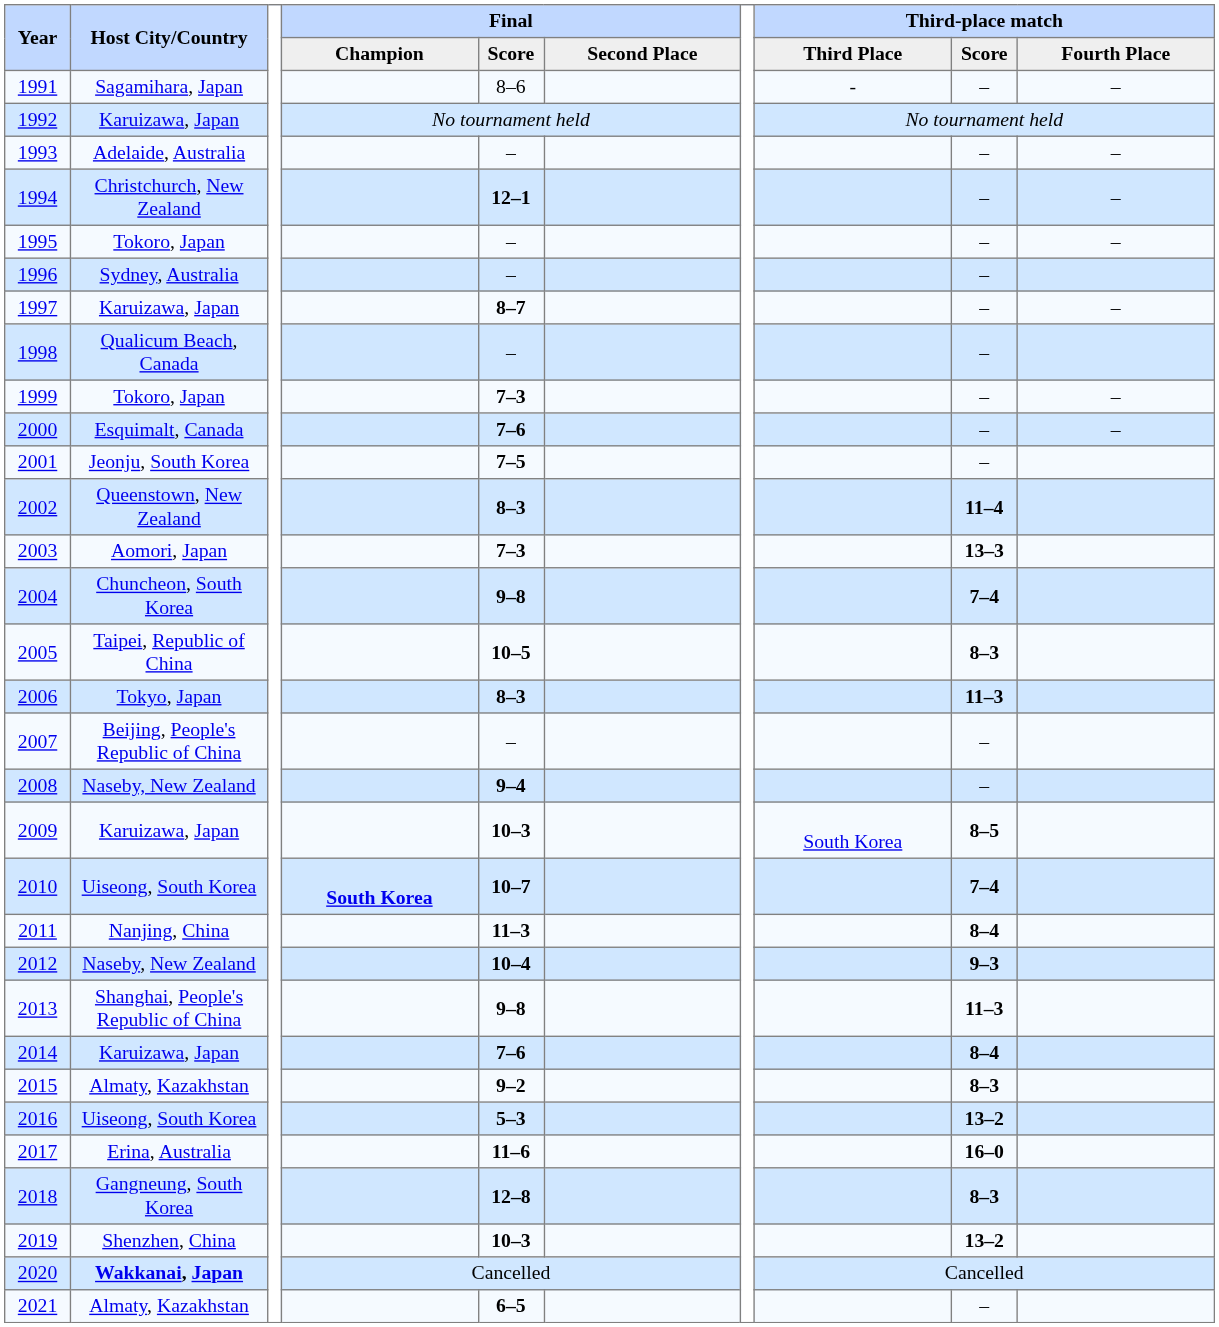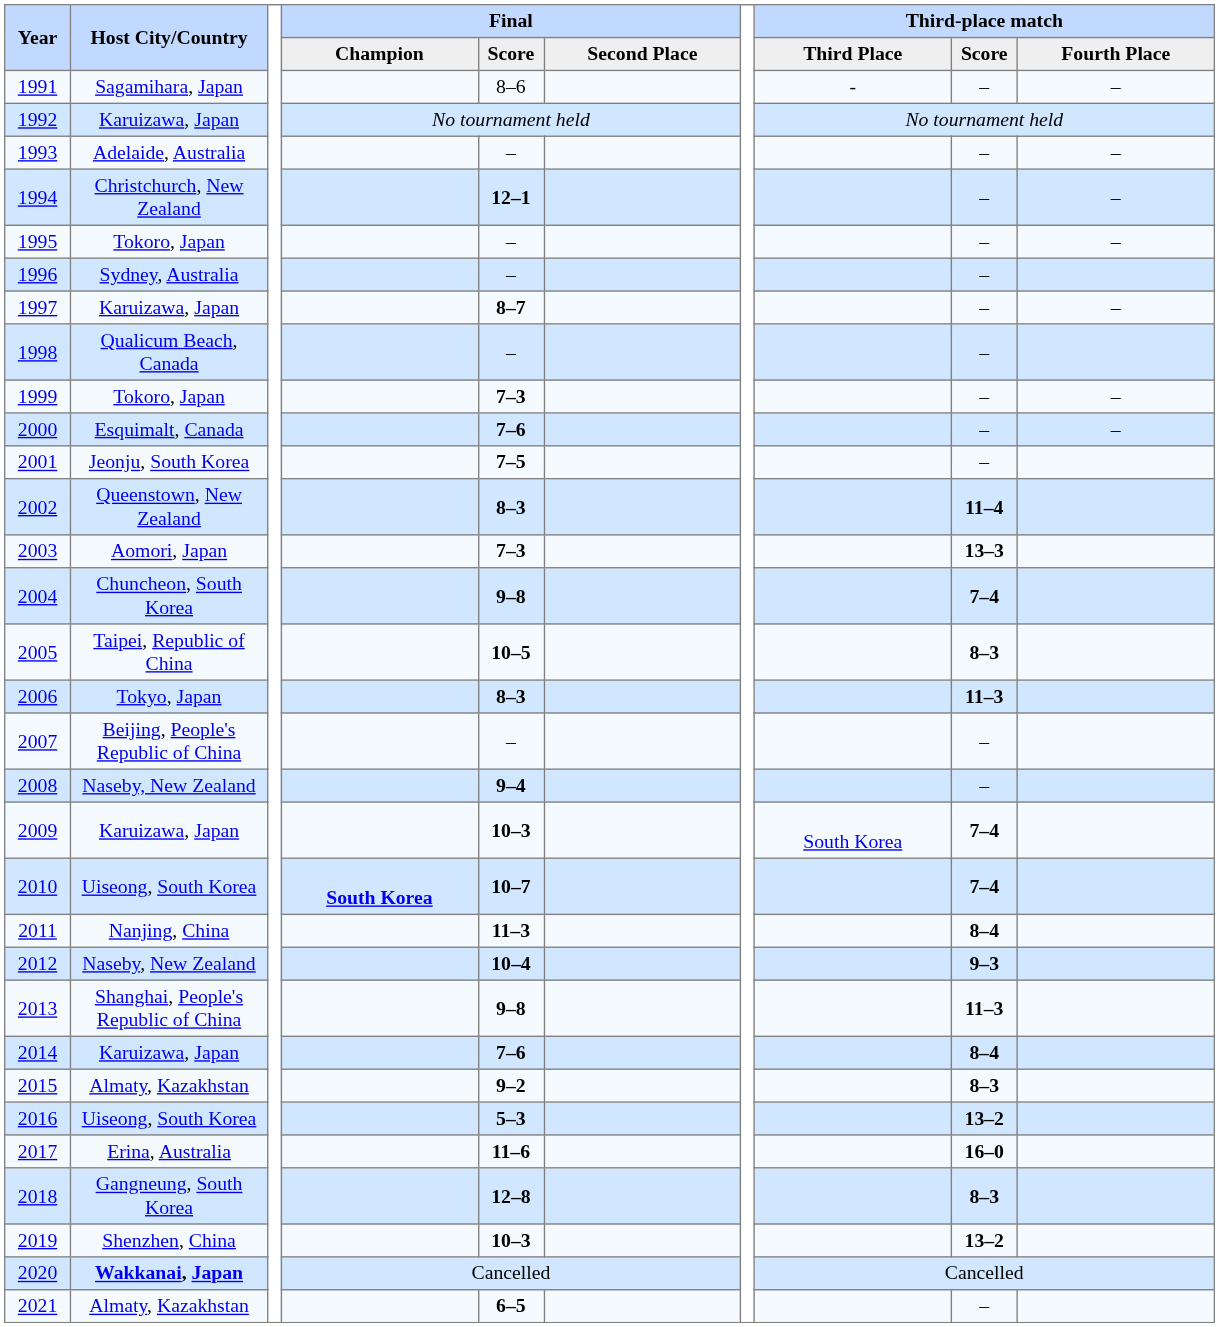(984, 829) 8–5 -> (984, 829) 7–4
